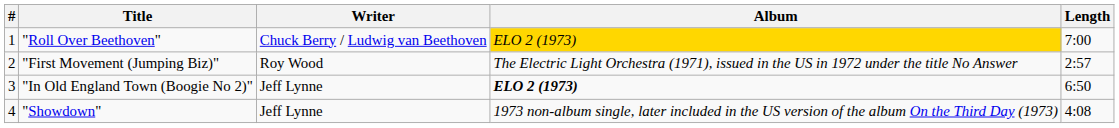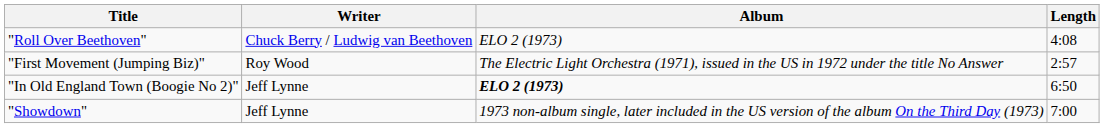- column: (12, 16)
(535, 39) gold background -> (521, 39) no background
(1078, 39) 7:00 -> (1064, 39) 4:08
(1078, 110) 4:08 -> (1064, 110) 7:00
